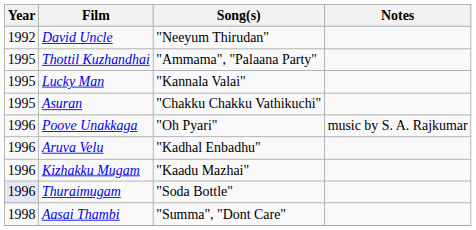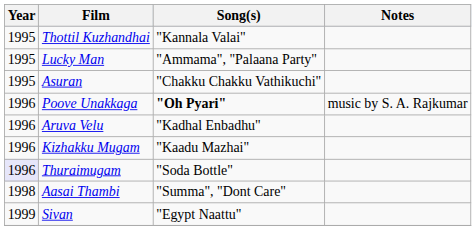- row: (77, 37)
(237, 59) "Ammama", "Palaana Party" -> (201, 37) "Kannala Valai"
(201, 81) "Kannala Valai" -> (237, 59) "Ammama", "Palaana Party"
(187, 125) normal -> (191, 103) bold
+ row: (57, 214)
